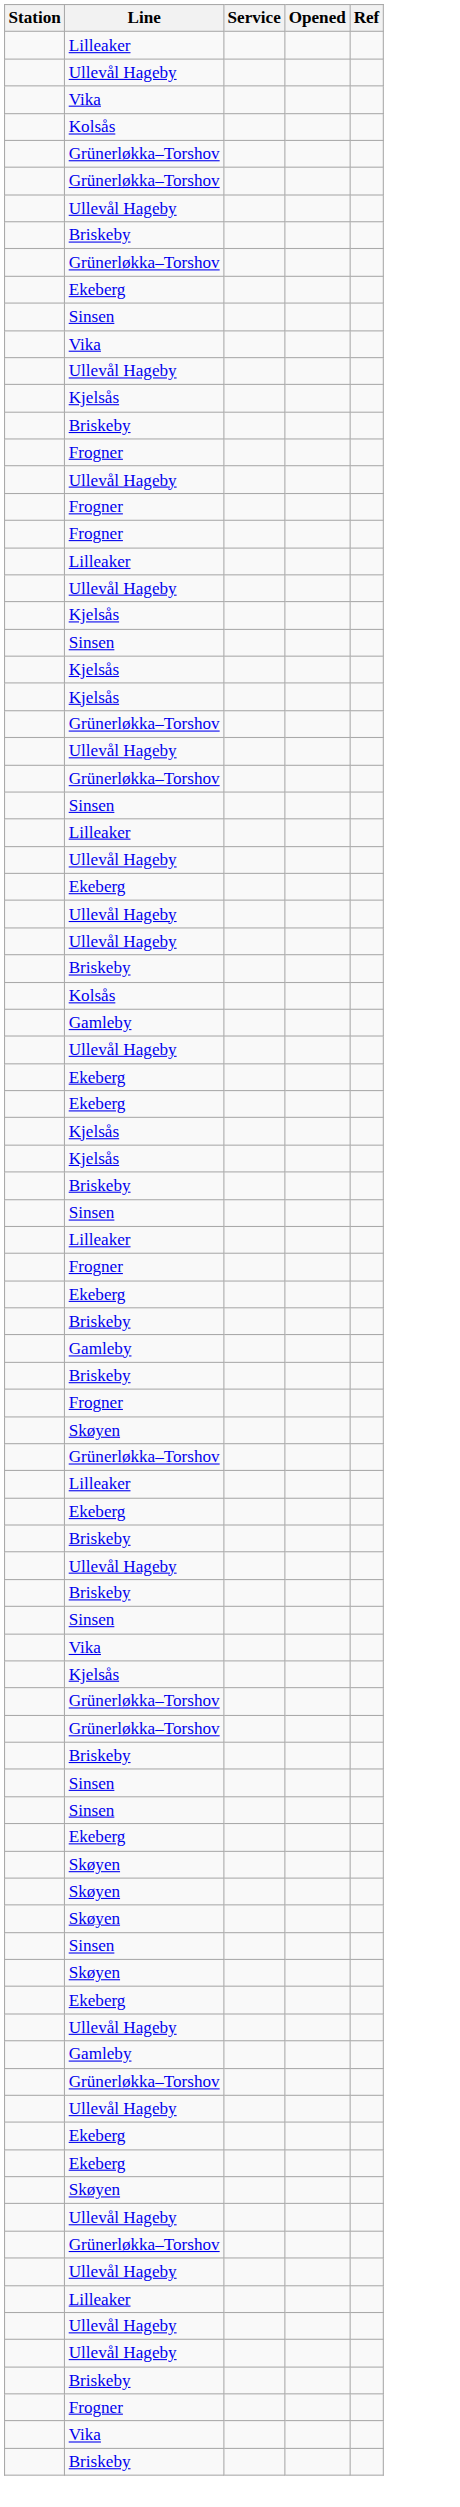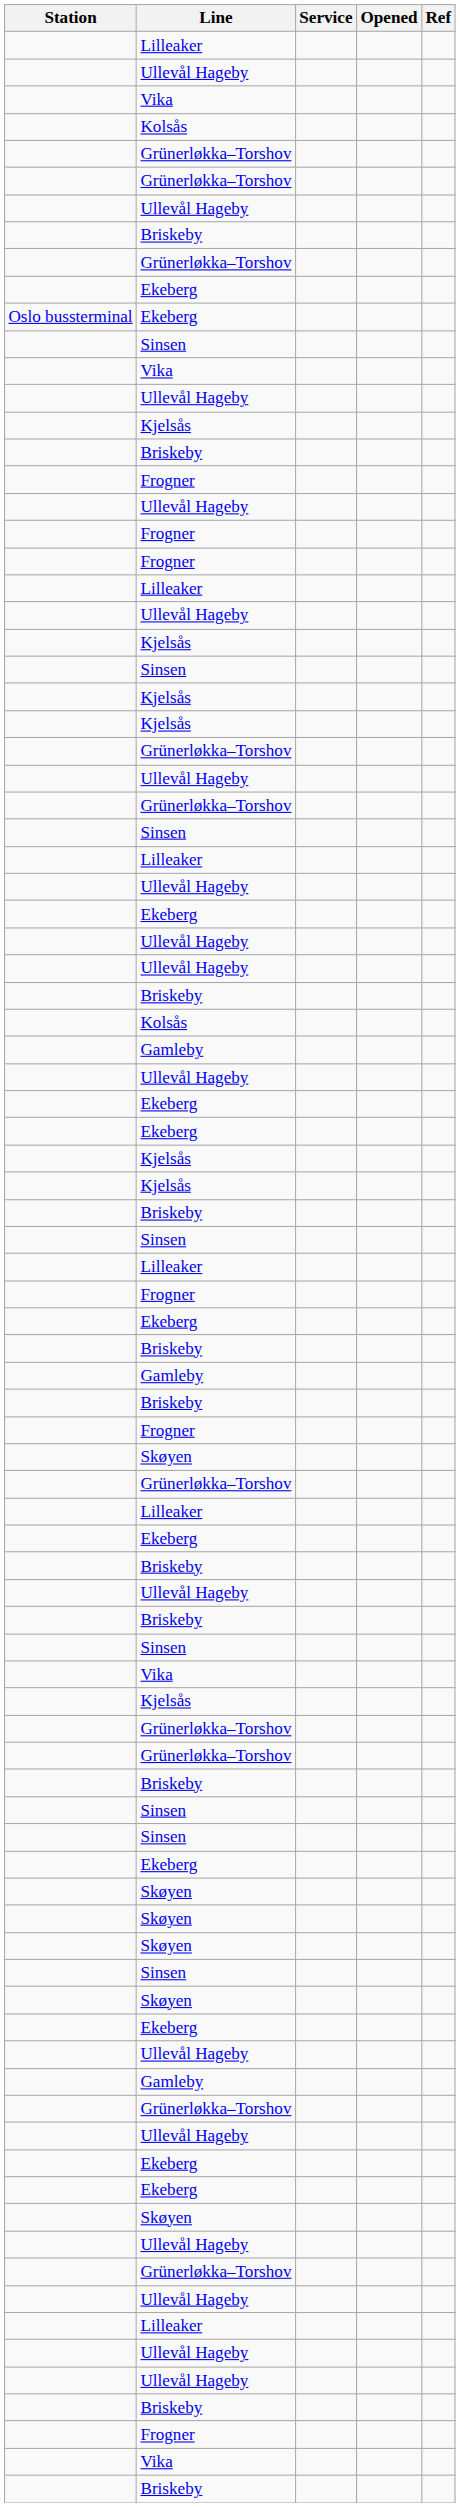+ row: (71, 316)
